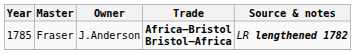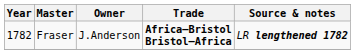(19, 35) 1785 -> (19, 35) 1782
